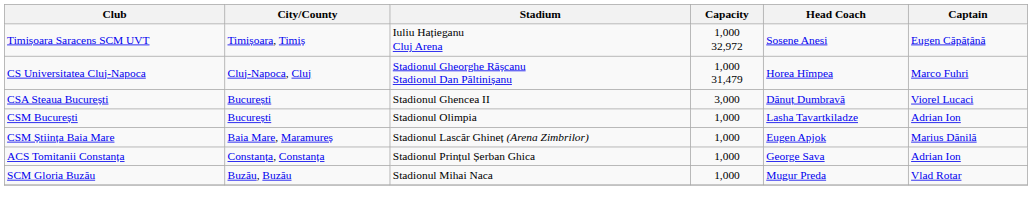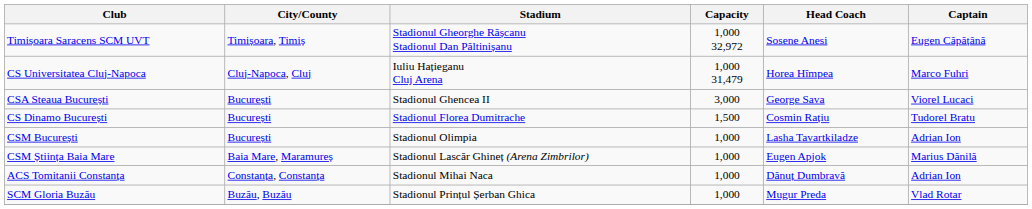(428, 40) Iuliu Hațieganu Cluj Arena -> (459, 40) Stadionul Gheorghe Rășcanu Stadionul Dan Păltinișanu
(459, 73) Stadionul Gheorghe Rășcanu Stadionul Dan Păltinișanu -> (428, 73) Iuliu Hațieganu Cluj Arena
(806, 99) Dănuț Dumbravă -> (795, 99) George Sava
+ row: (57, 118)
(464, 156) Stadionul Prințul Șerban Ghica -> (443, 175) Stadionul Mihai Naca
(795, 156) George Sava -> (806, 175) Dănuț Dumbravă
(443, 175) Stadionul Mihai Naca -> (464, 194) Stadionul Prințul Șerban Ghica
